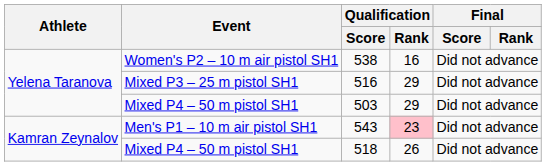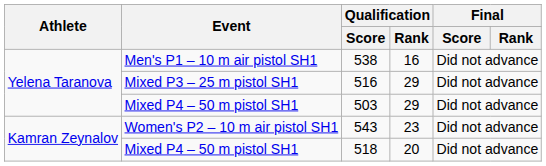(231, 60) Women's P2 – 10 m air pistol SH1 -> (221, 60) Men's P1 – 10 m air pistol SH1
(221, 127) Men's P1 – 10 m air pistol SH1 -> (231, 127) Women's P2 – 10 m air pistol SH1
(412, 127) pink background -> (412, 127) no background
(412, 149) 26 -> (412, 149) 20
